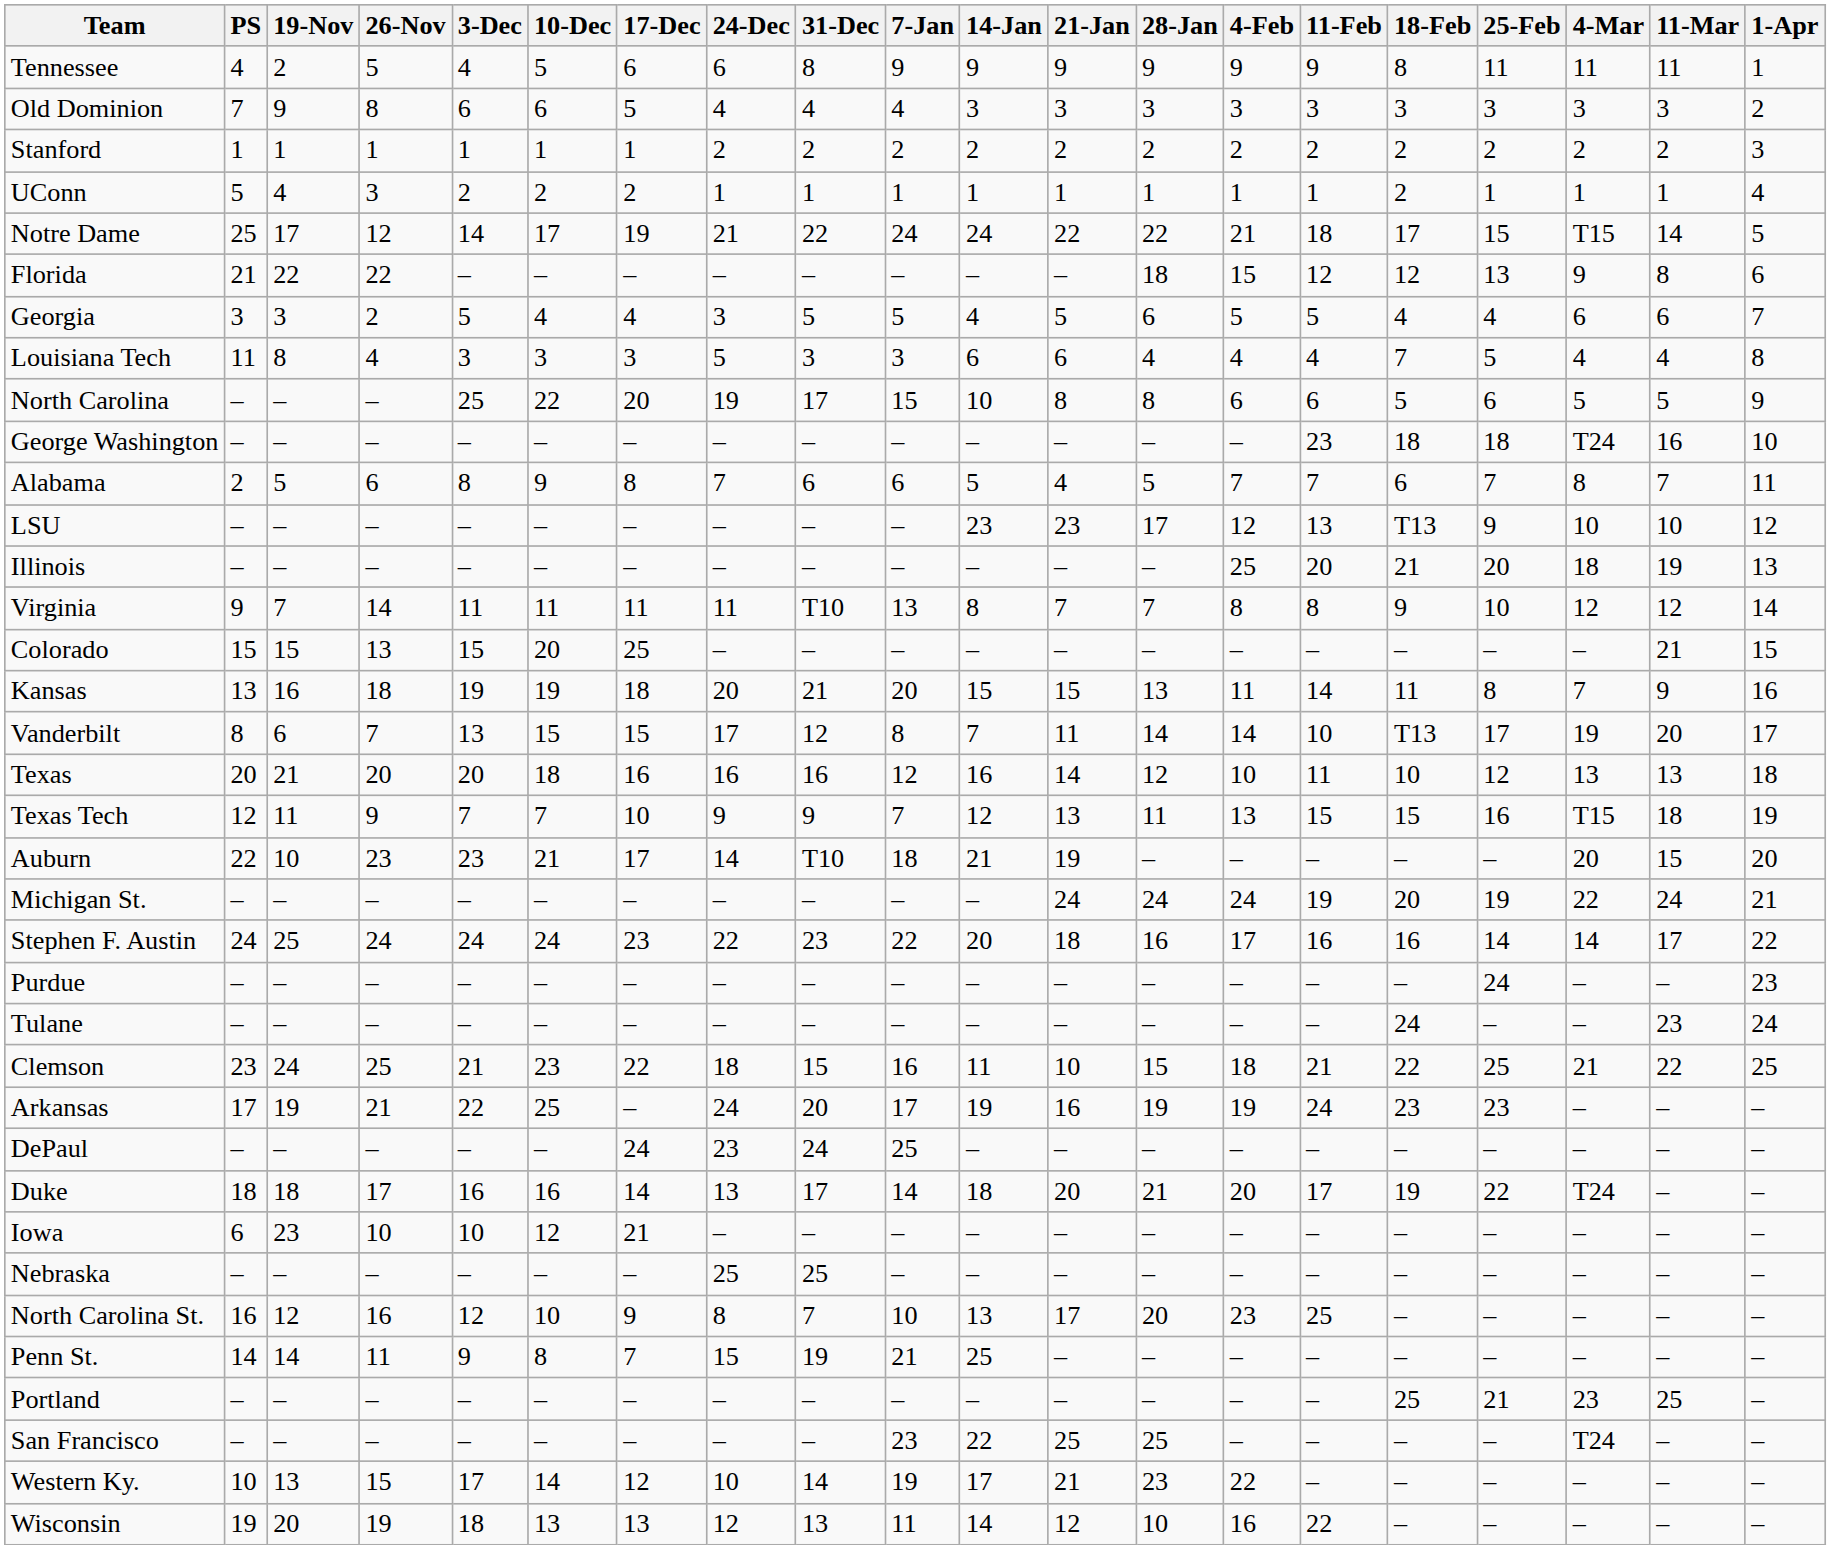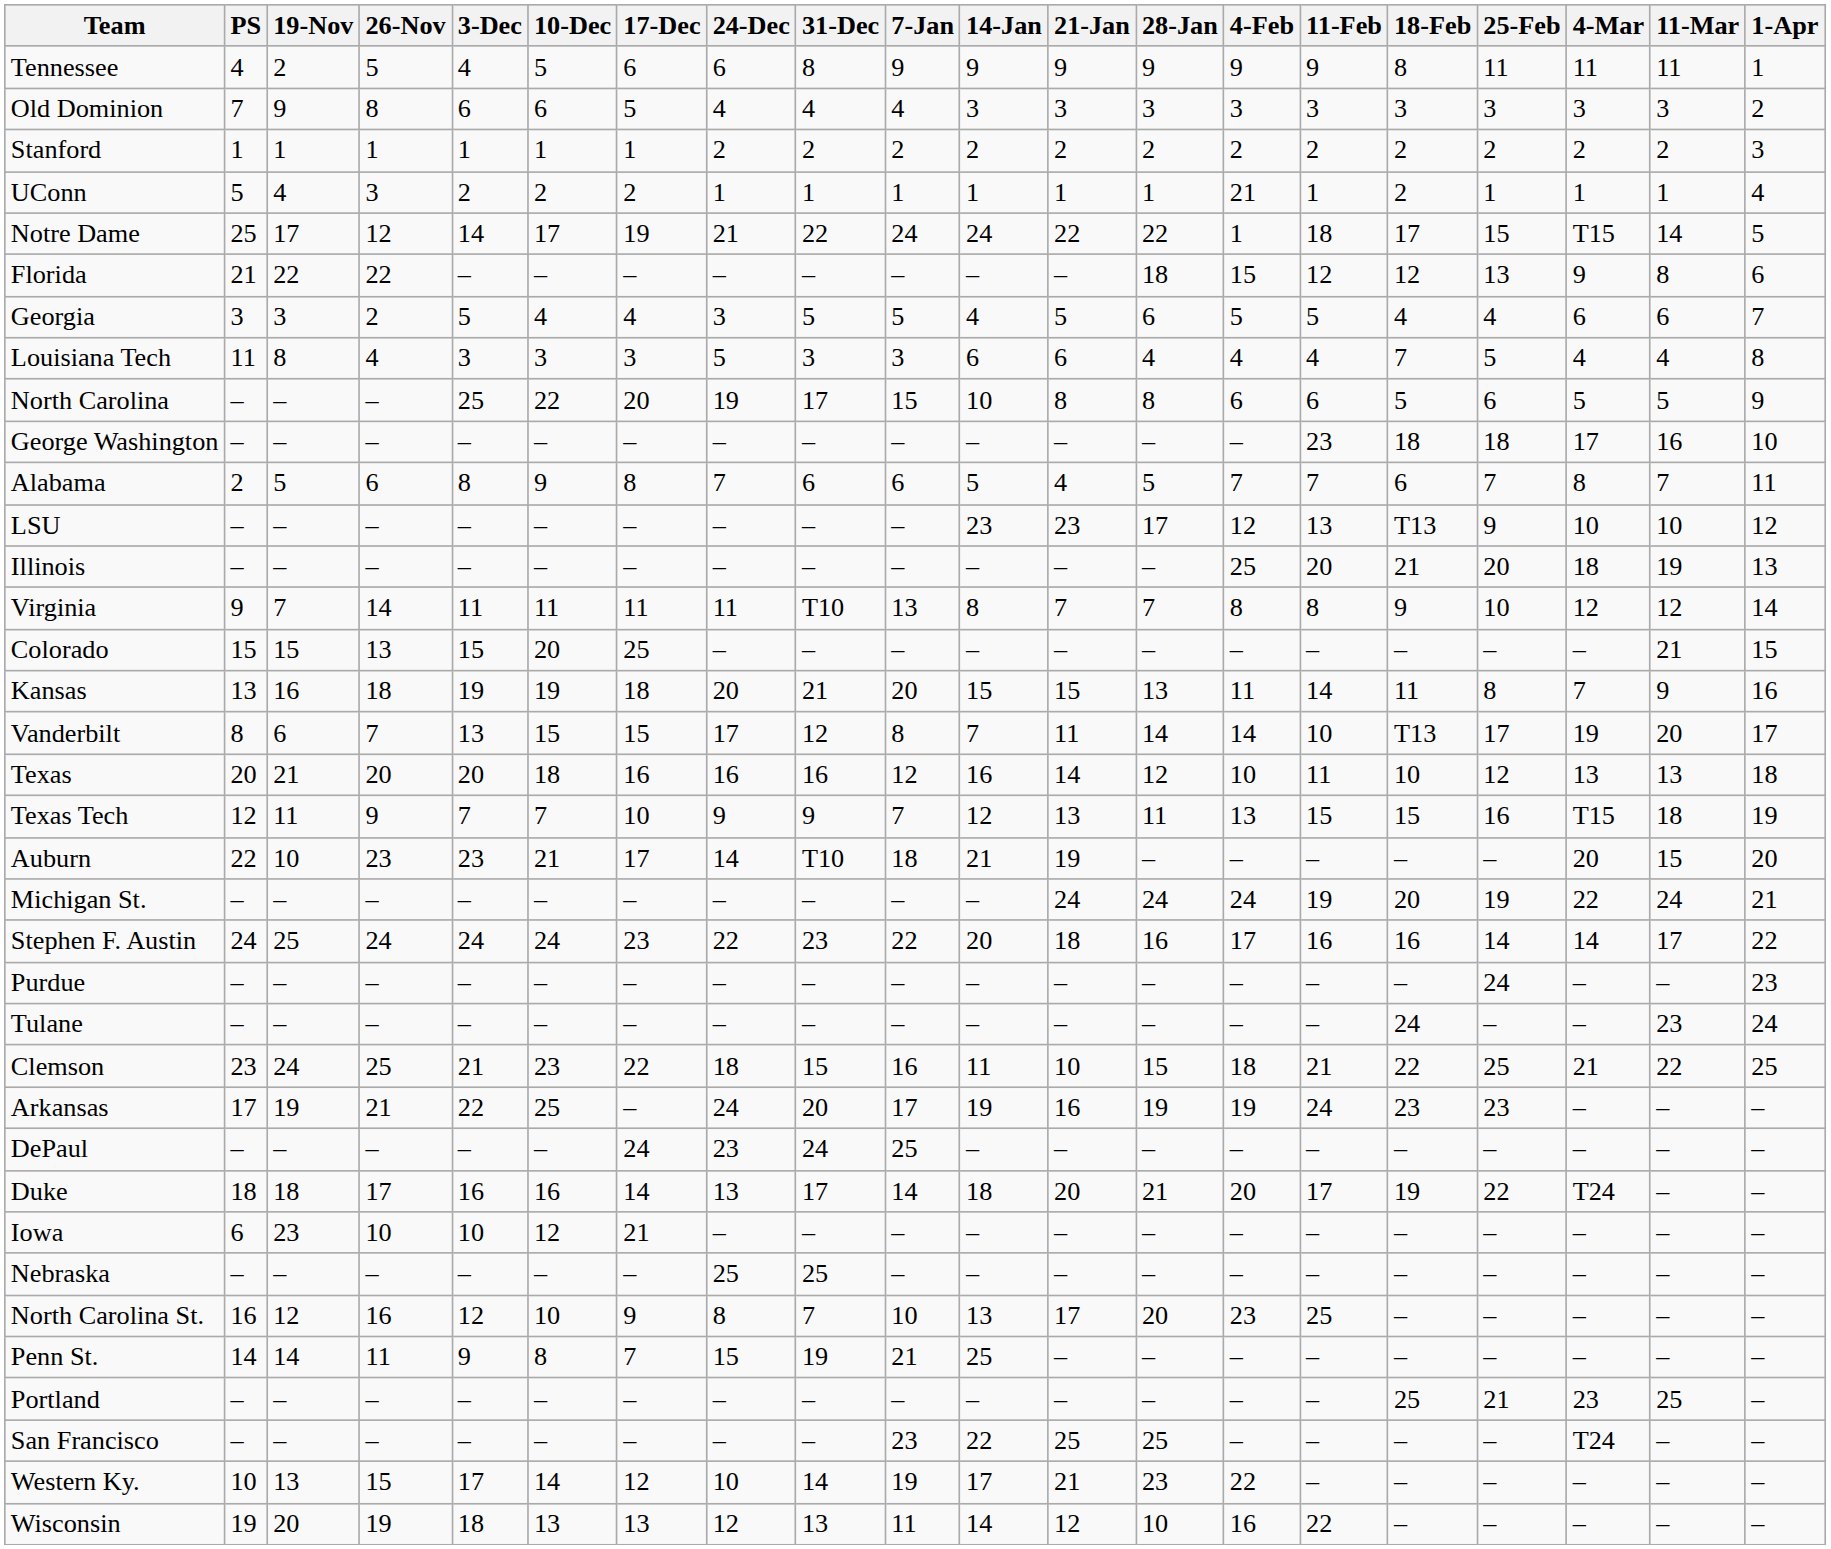(1236, 191) 1 -> (1243, 191) 21
(1243, 233) 21 -> (1236, 233) 1
(1594, 441) T24 -> (1586, 441) 17
